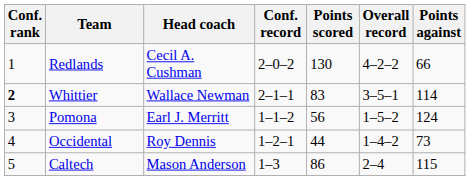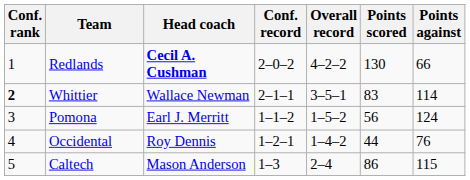columns swapped: (386, 24) <-> (333, 24)
(174, 63) normal -> (177, 63) bold
(423, 141) 73 -> (423, 141) 76
